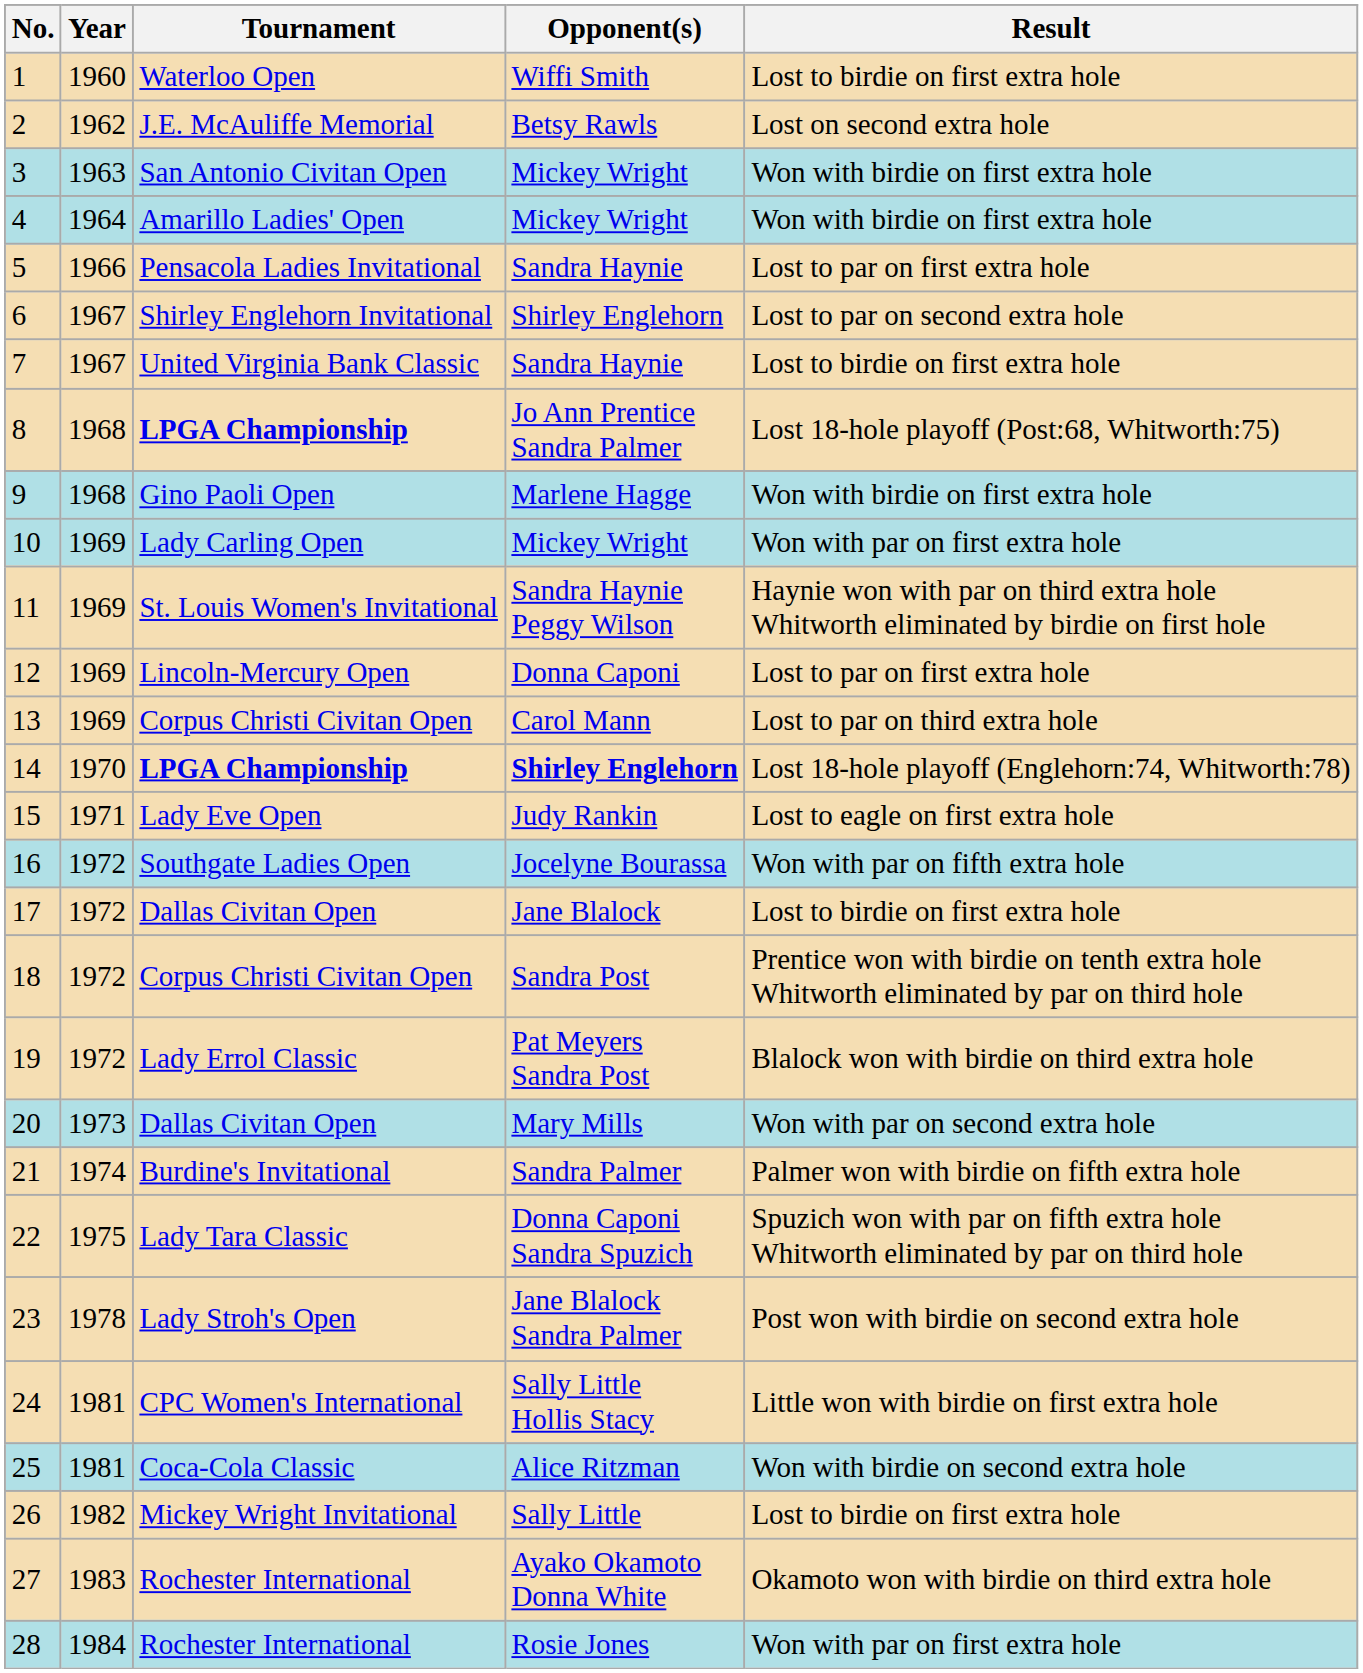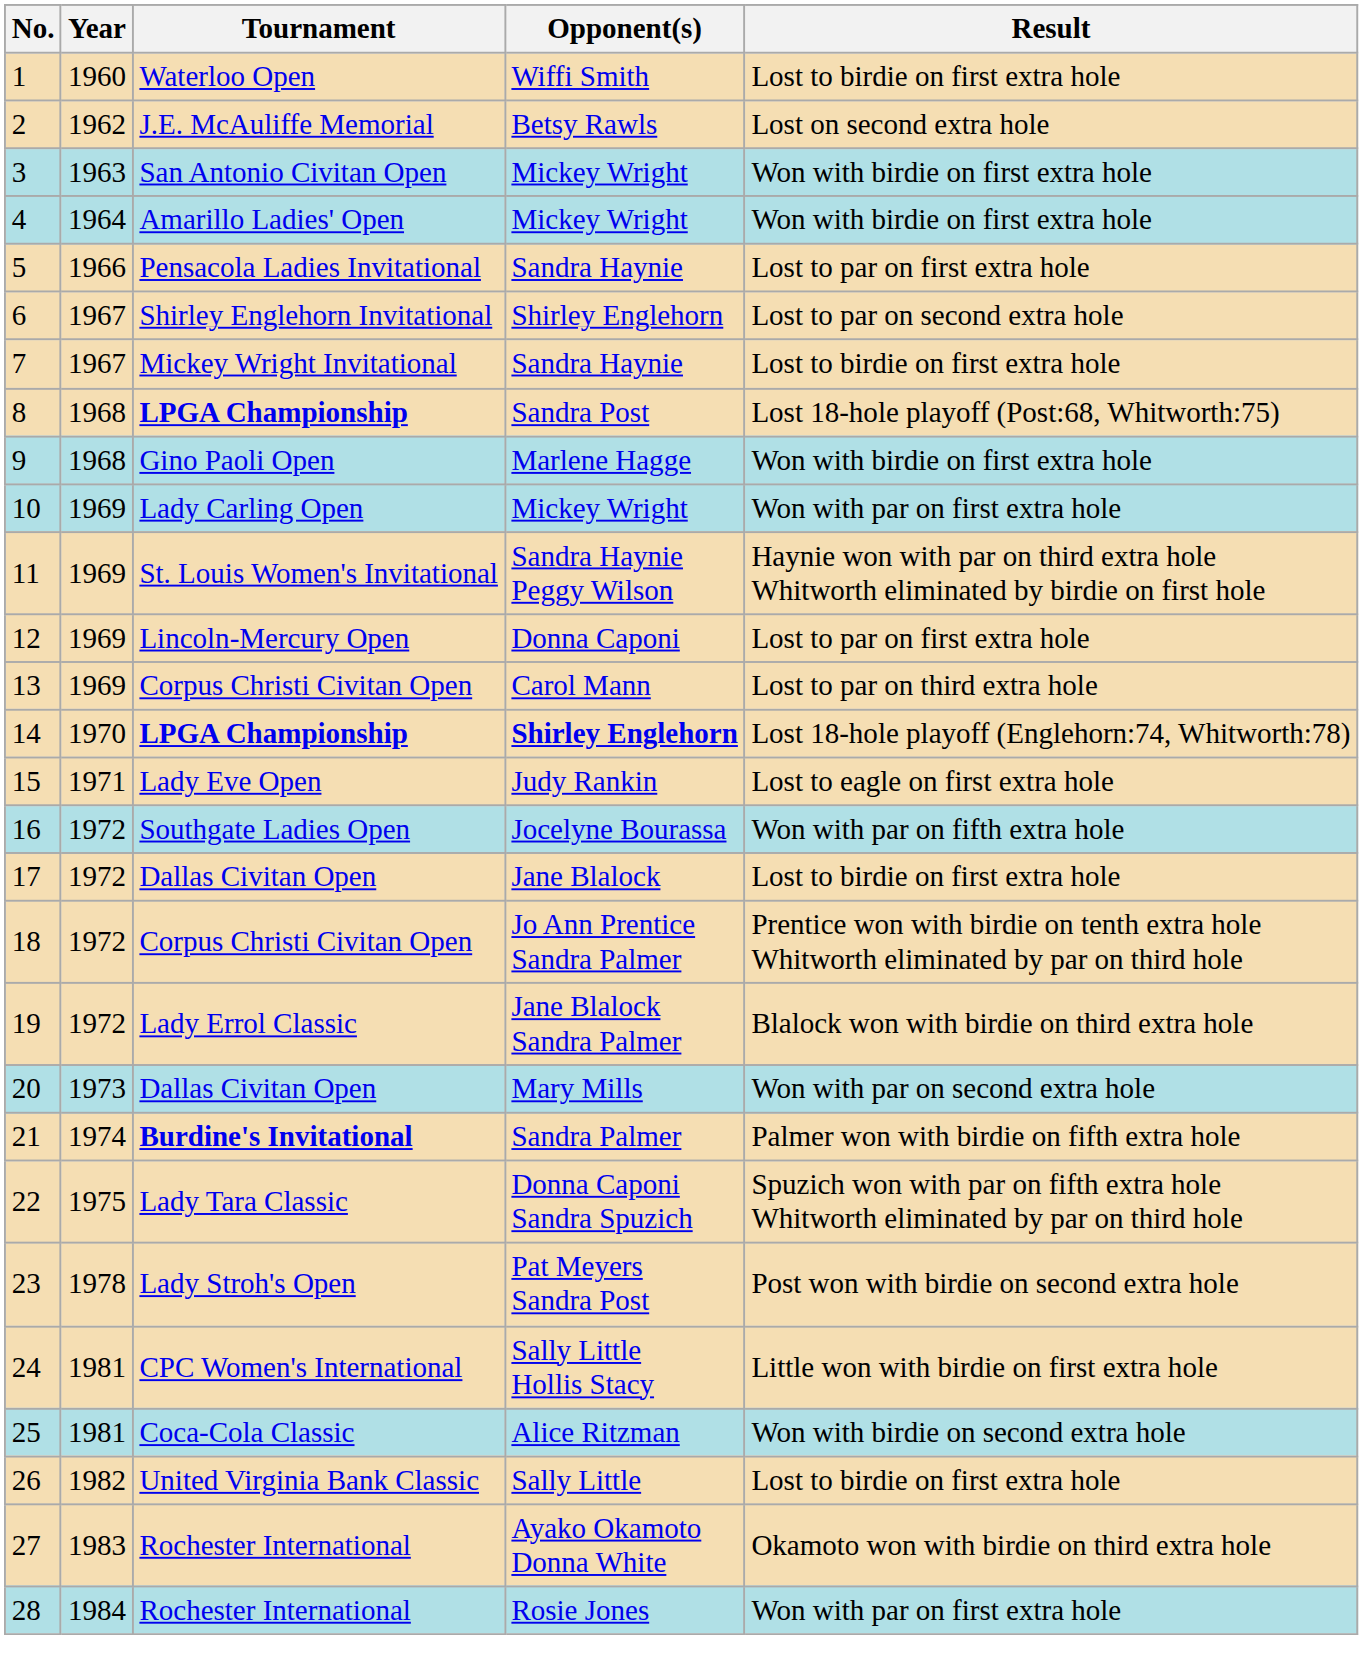(309, 363) United Virginia Bank Classic -> (298, 363) Mickey Wright Invitational
(603, 428) Jo Ann Prentice Sandra Palmer -> (580, 411) Sandra Post
(580, 976) Sandra Post -> (603, 941) Jo Ann Prentice Sandra Palmer
(580, 1058) Pat Meyers Sandra Post -> (596, 1024) Jane Blalock Sandra Palmer
(265, 1171) normal -> (276, 1137) bold
(596, 1318) Jane Blalock Sandra Palmer -> (580, 1284) Pat Meyers Sandra Post
(298, 1513) Mickey Wright Invitational -> (309, 1479) United Virginia Bank Classic
